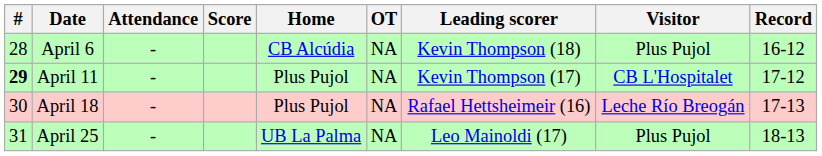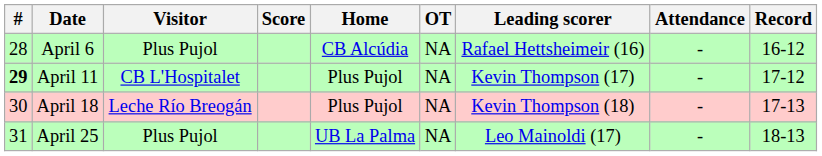columns swapped: (673, 19) <-> (153, 19)
(499, 48) Kevin Thompson (18) -> (553, 48) Rafael Hettsheimeir (16)
(499, 106) Rafael Hettsheimeir (16) -> (553, 106) Kevin Thompson (18)
